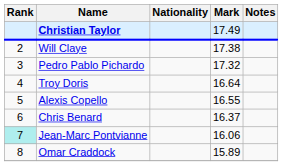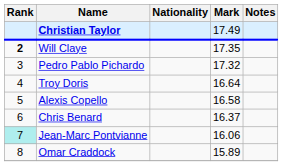(20, 48) normal -> (20, 48) bold
(227, 48) 17.38 -> (227, 48) 17.35
(227, 100) 16.55 -> (227, 100) 16.58
